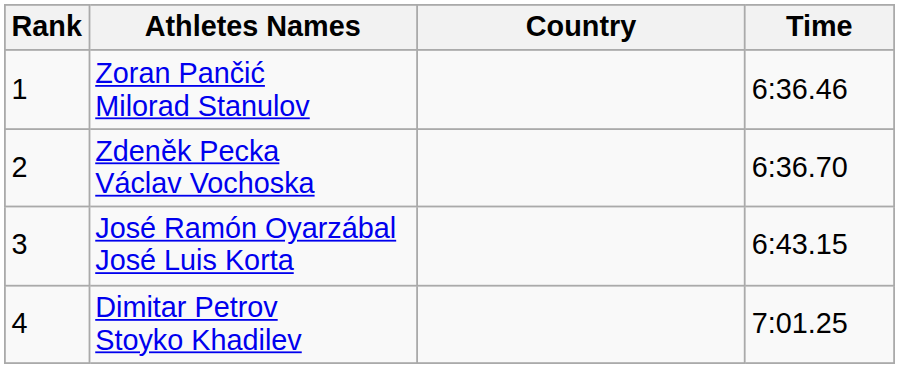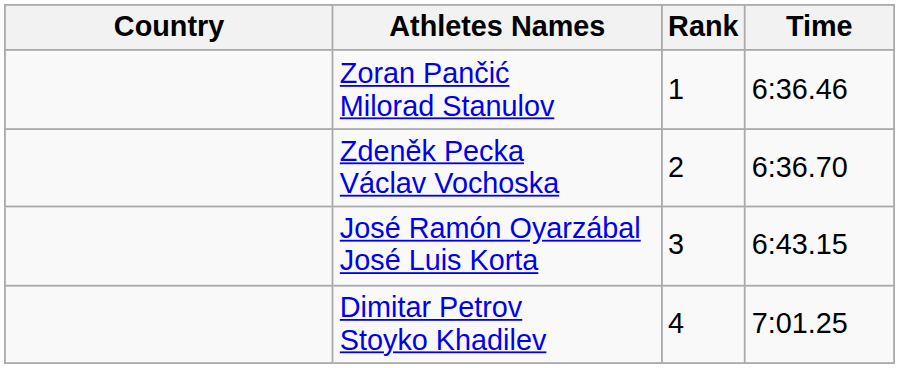columns swapped: (47, 27) <-> (581, 27)
